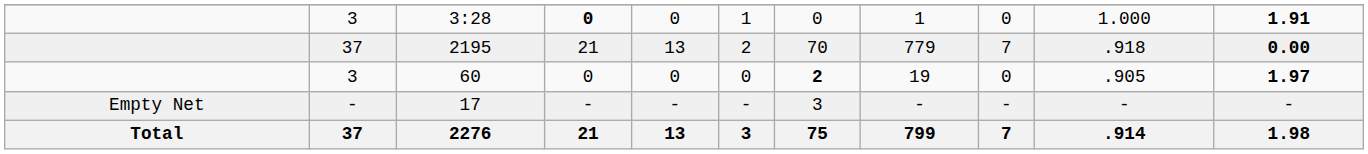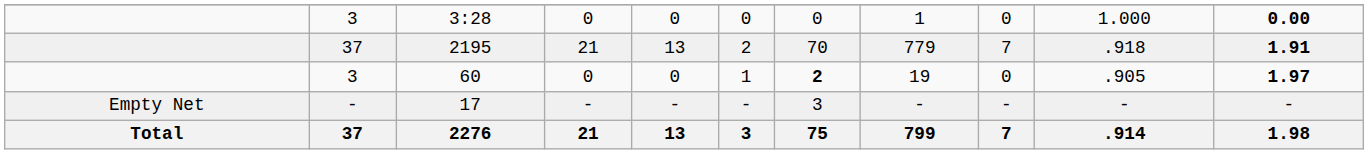(588, 19) bold -> (588, 19) normal
(746, 19) 1 -> (746, 19) 0
(1289, 19) 1.91 -> (1289, 19) 0.00
(1289, 48) 0.00 -> (1289, 48) 1.91
(746, 77) 0 -> (746, 77) 1
